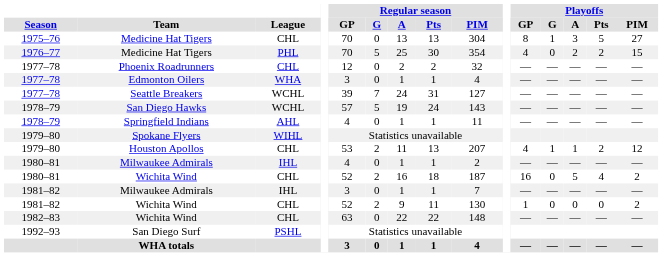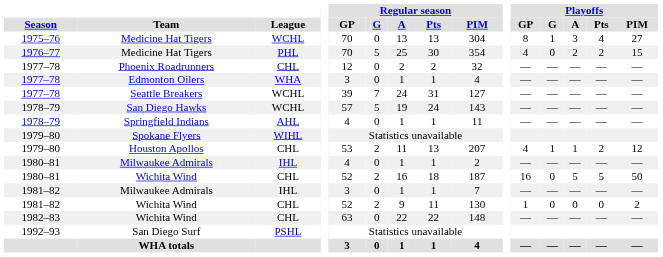(288, 38) CHL -> (288, 38) WCHL
(601, 38) 5 -> (601, 38) 4
(601, 176) 4 -> (601, 176) 5
(637, 176) 2 -> (637, 176) 50
